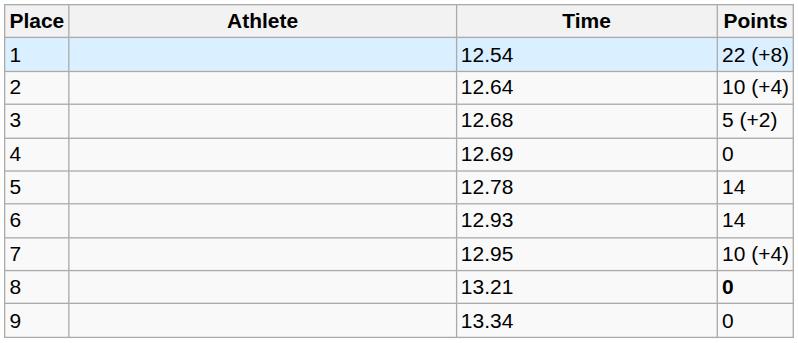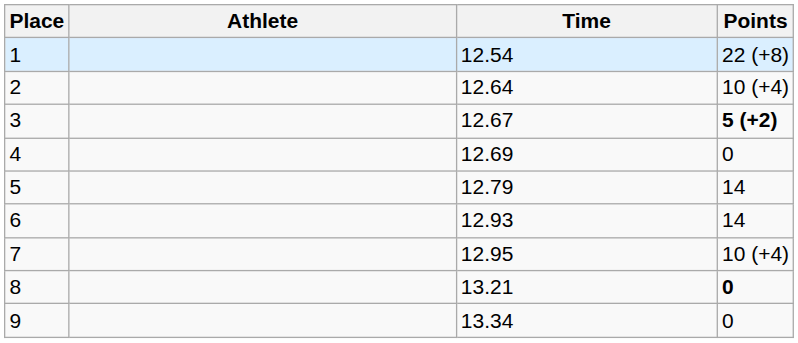(487, 120) 12.68 -> (487, 120) 12.67
(750, 120) normal -> (750, 120) bold
(487, 187) 12.78 -> (487, 187) 12.79
